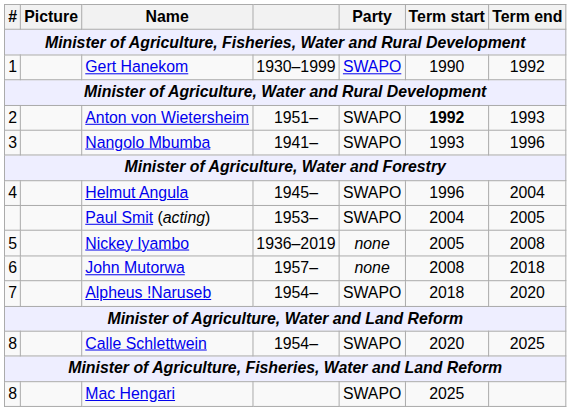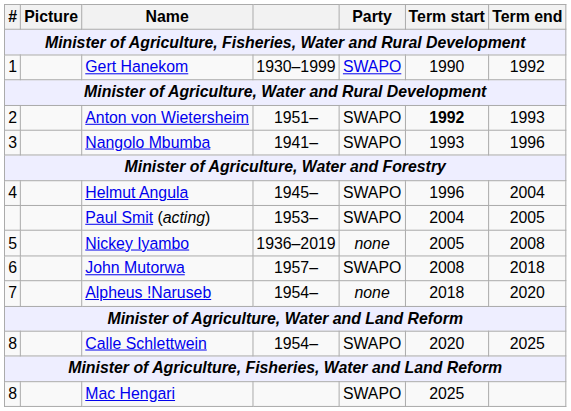(372, 268) none -> (372, 268) SWAPO
(372, 293) SWAPO -> (372, 293) none
